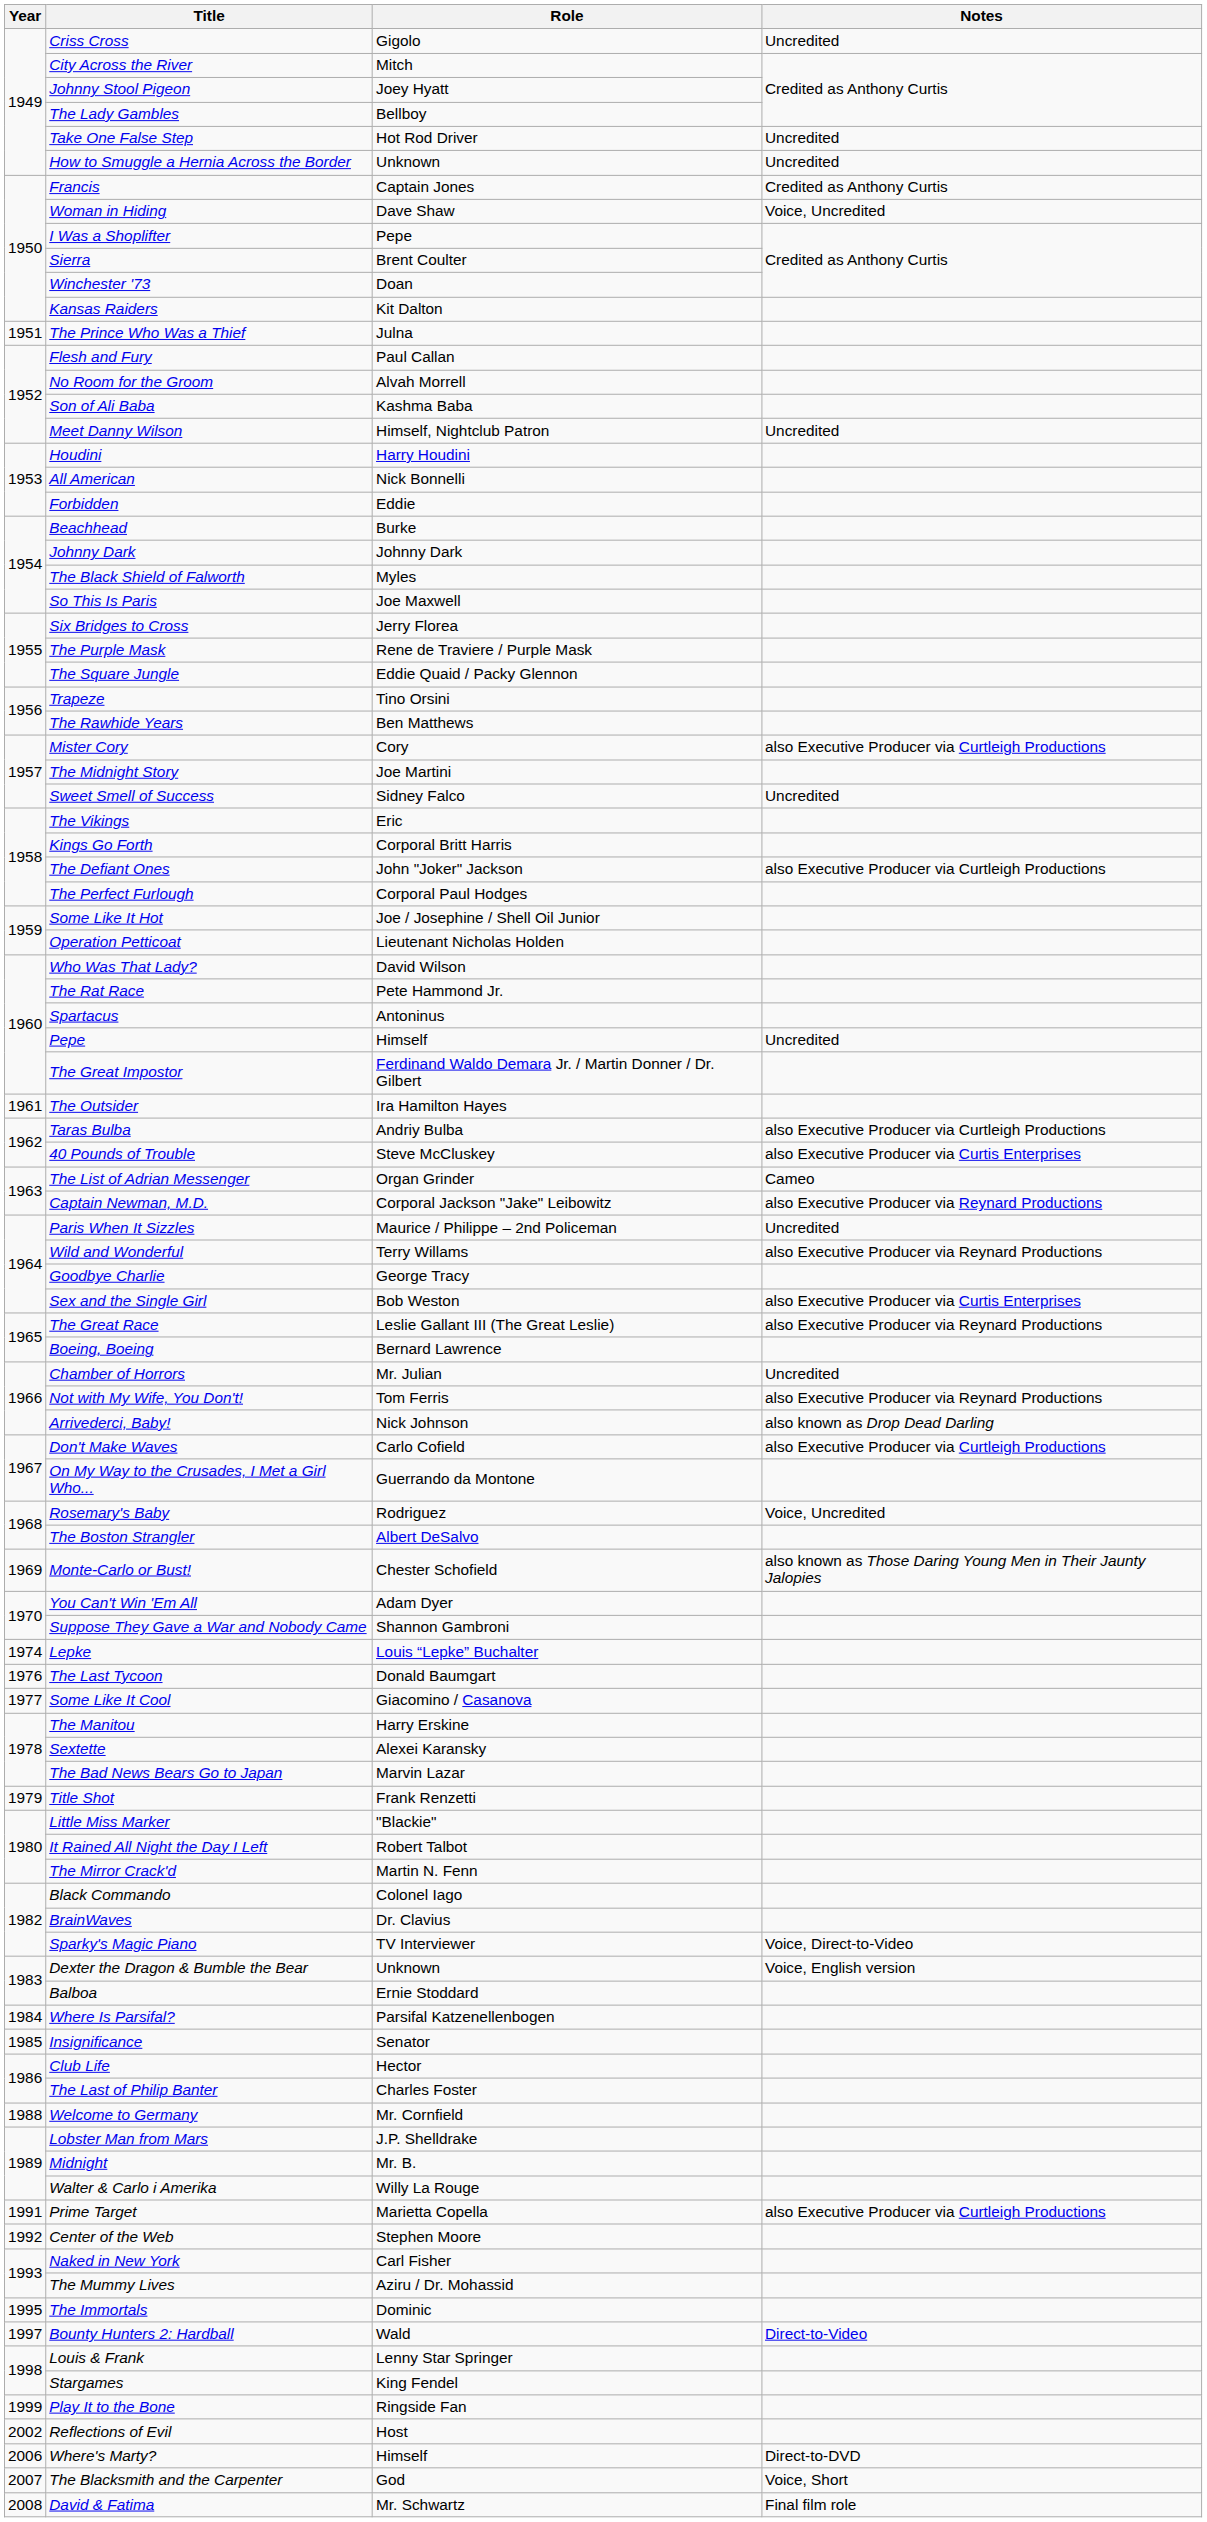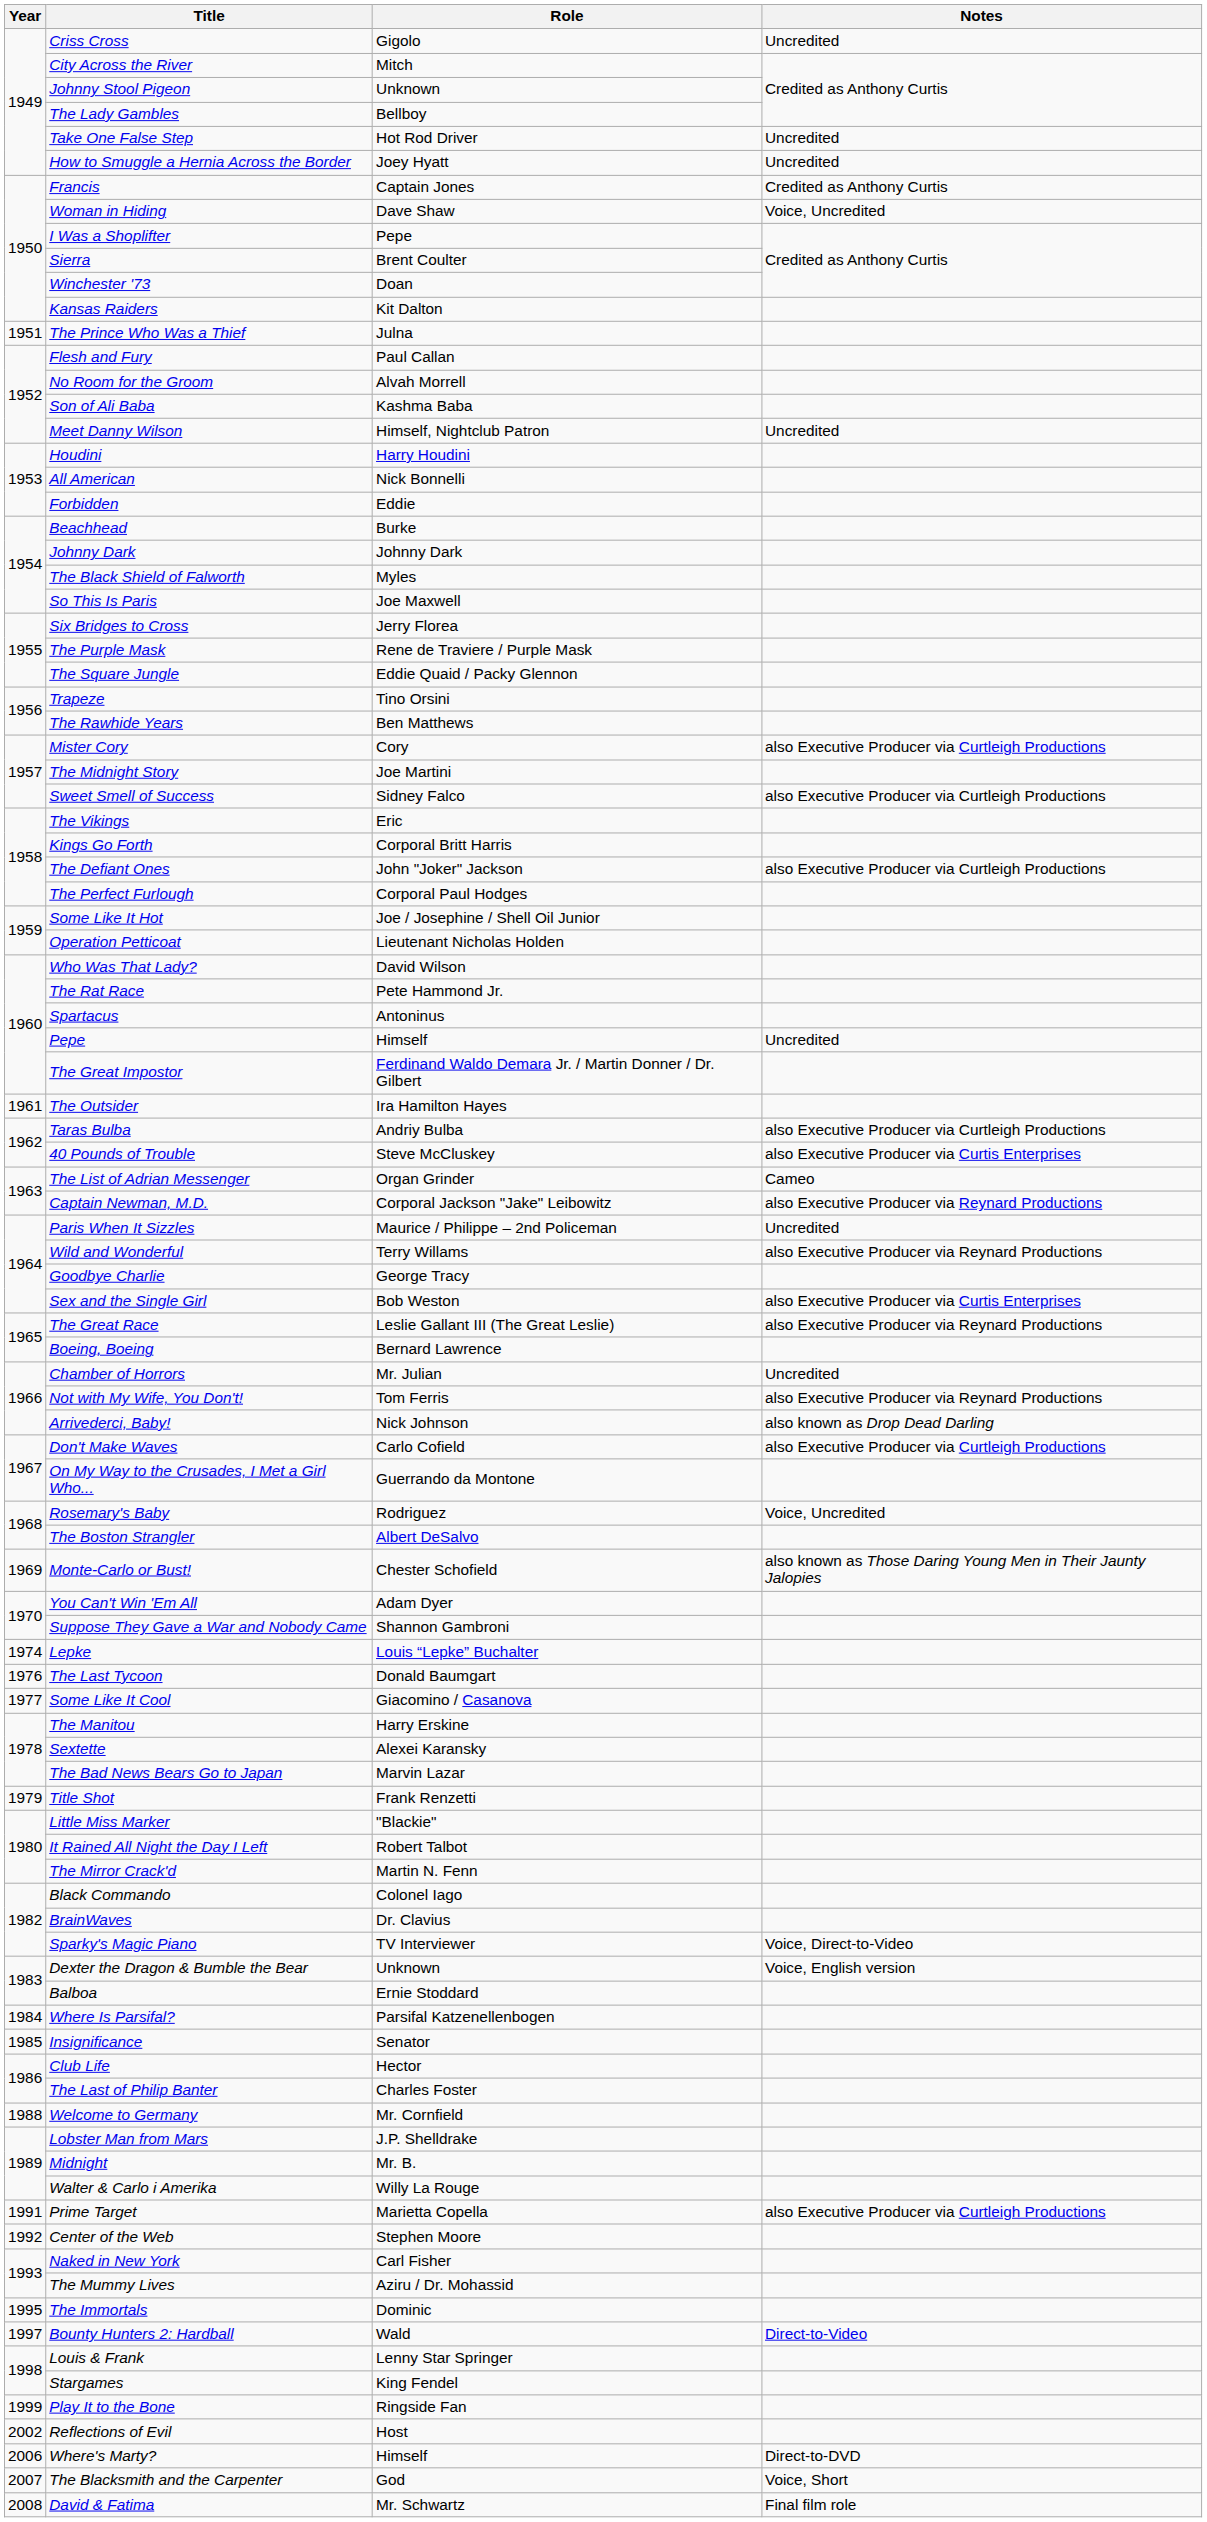(412, 89) Joey Hyatt -> (408, 89) Unknown
(408, 162) Unknown -> (412, 162) Joey Hyatt
(802, 796) Uncredited -> (935, 796) also Executive Producer via Curtleigh Productions
